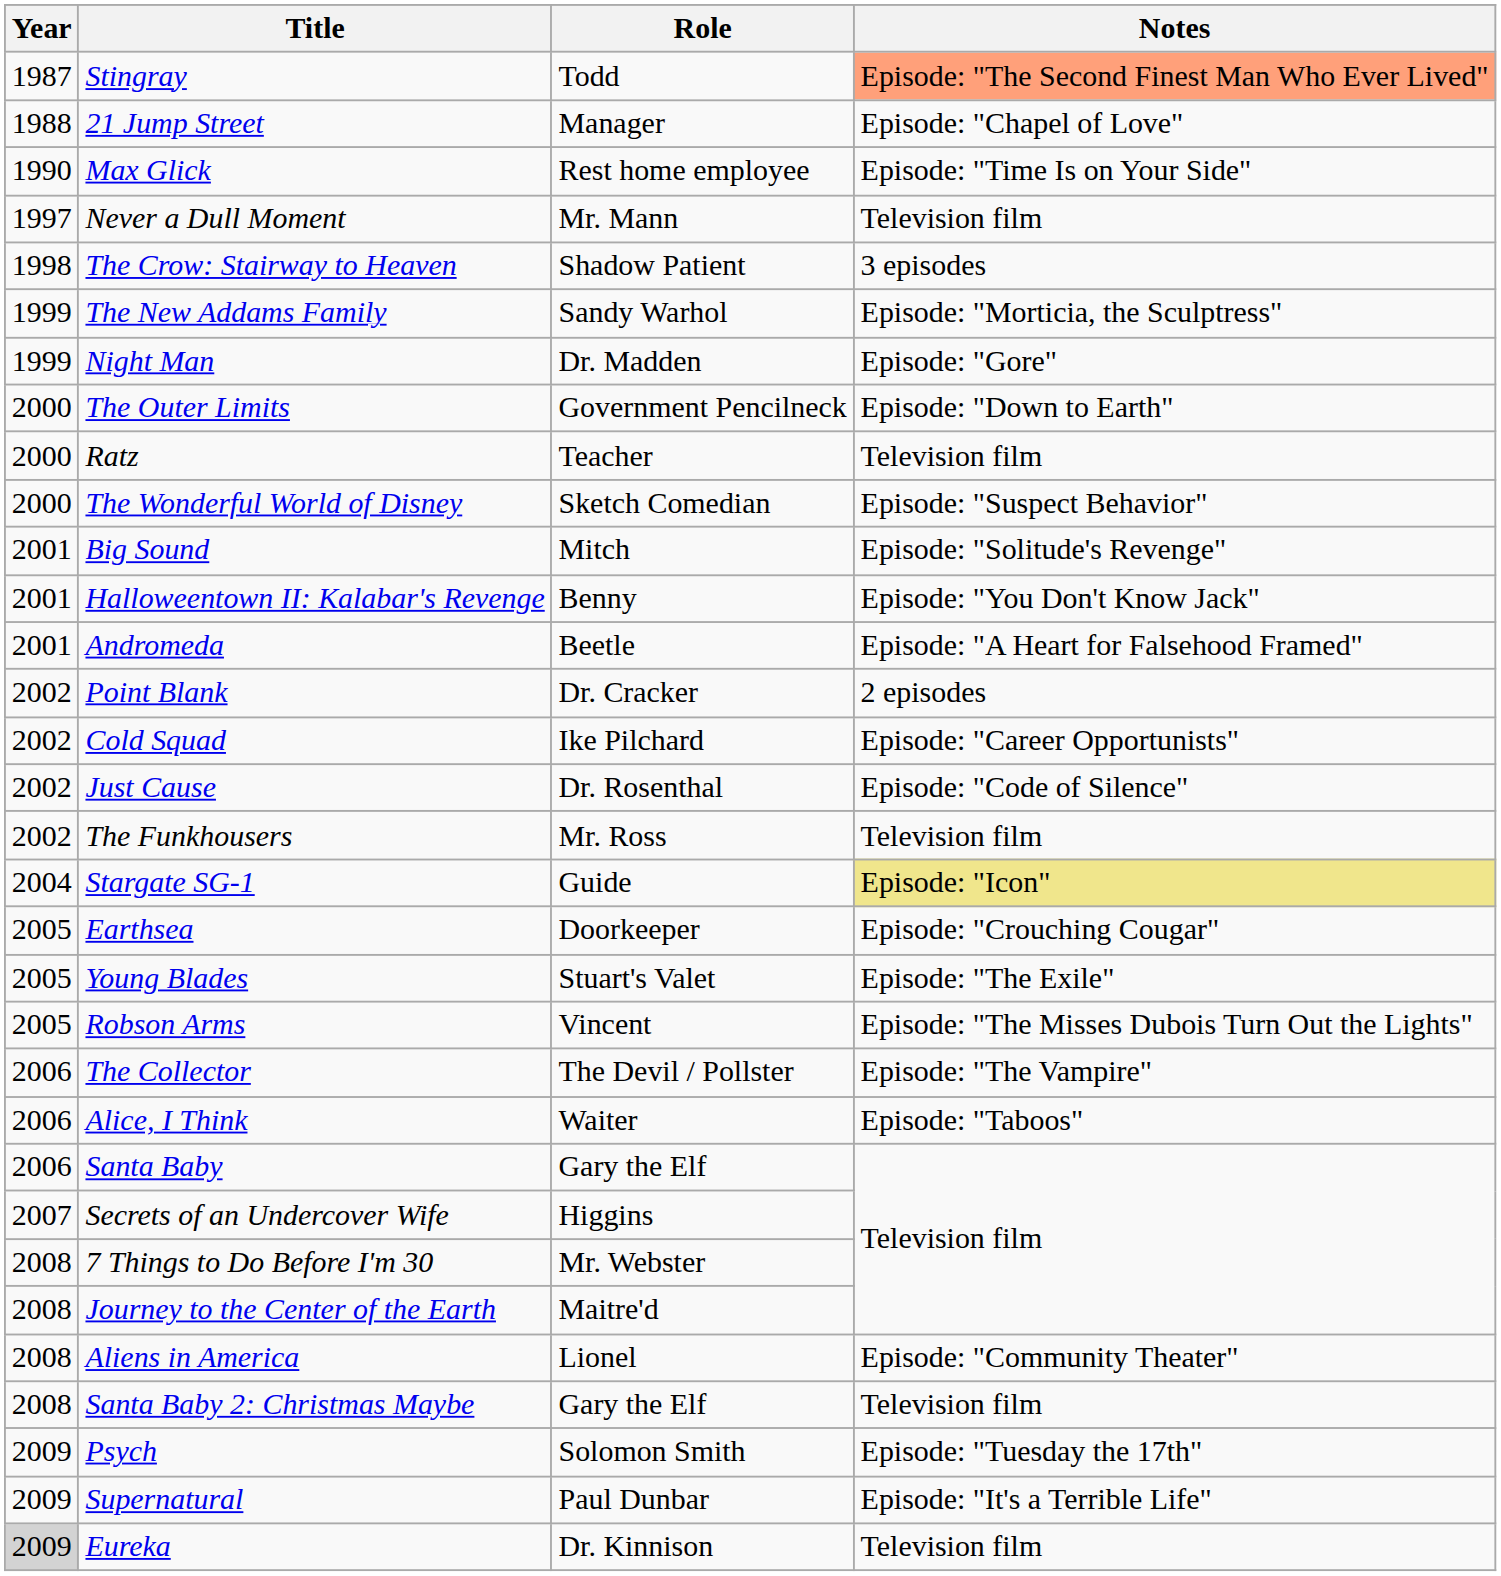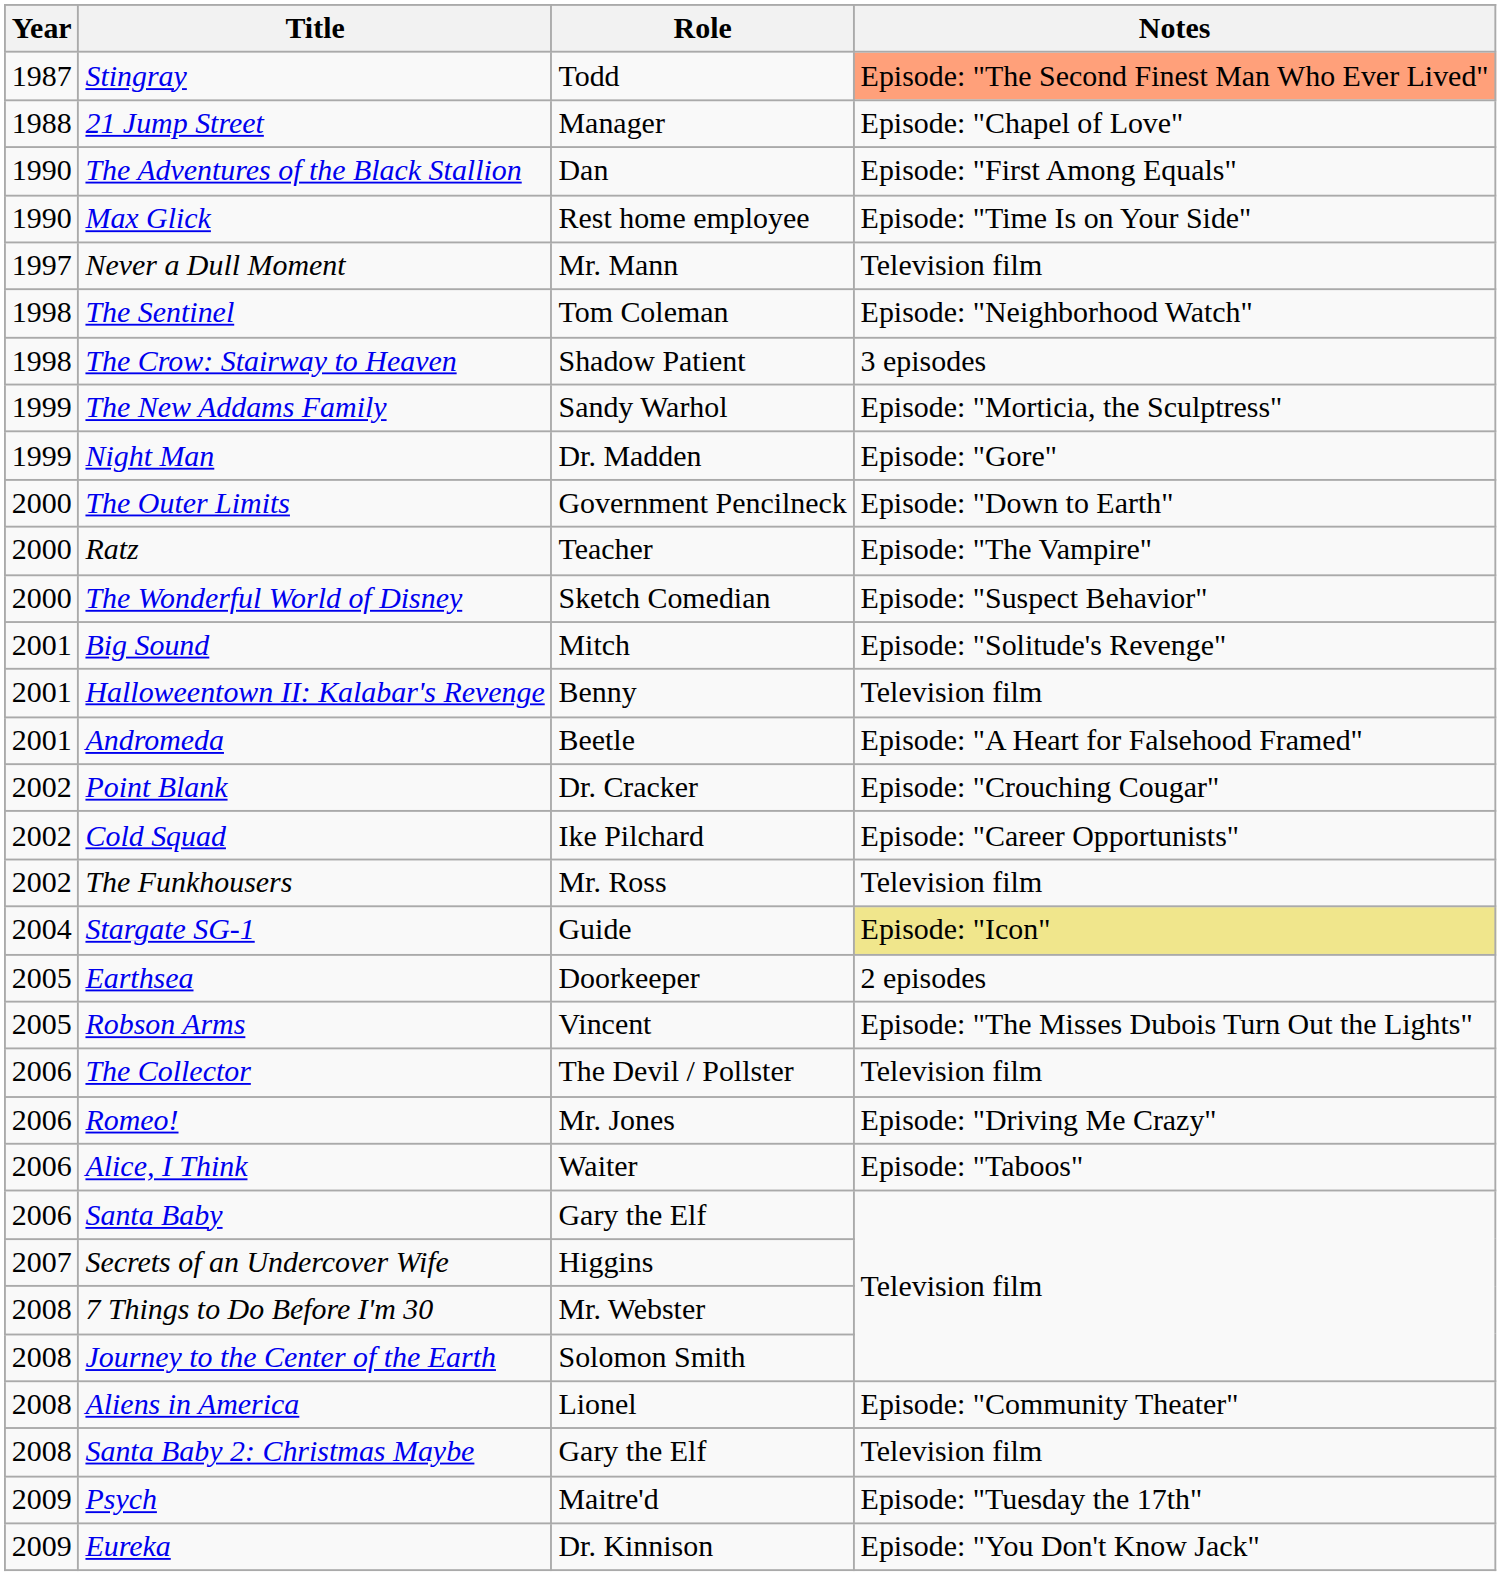+ row: (304, 170)
+ row: (160, 312)
(951, 455) Television film -> (1006, 550) Episode: "The Vampire"
(1060, 597) Episode: "You Don't Know Jack" -> (951, 692) Television film
(923, 692) 2 episodes -> (1040, 787) Episode: "Crouching Cougar"
- row: (151, 787)
(1040, 929) Episode: "Crouching Cougar" -> (923, 977) 2 episodes
- row: (167, 977)
(1006, 1072) Episode: "The Vampire" -> (951, 1072) Television film
+ row: (132, 1119)
(609, 1309) Maitre'd -> (652, 1356) Solomon Smith
(652, 1451) Solomon Smith -> (609, 1499) Maitre'd
- row: (164, 1499)
(42, 1546) lightgrey background -> (42, 1546) no background
(951, 1546) Television film -> (1060, 1546) Episode: "You Don't Know Jack"
